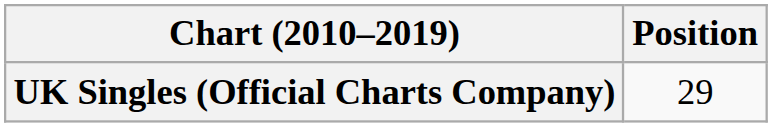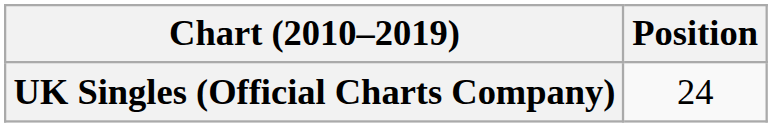(695, 91) 29 -> (695, 91) 24
